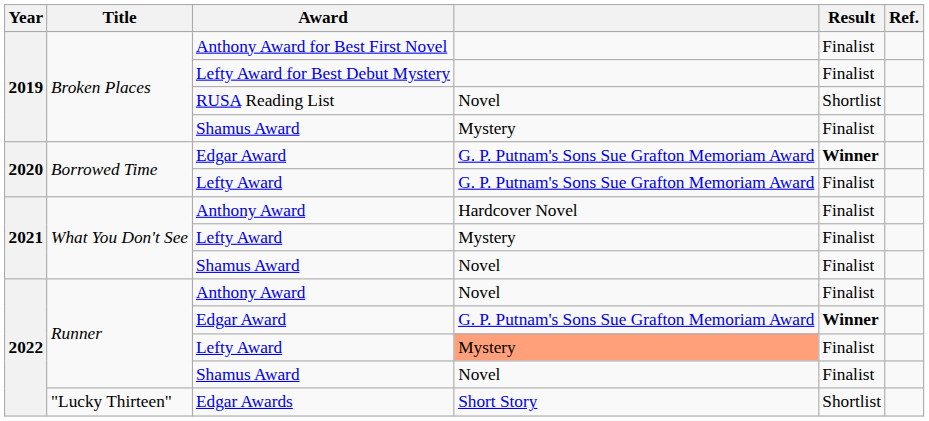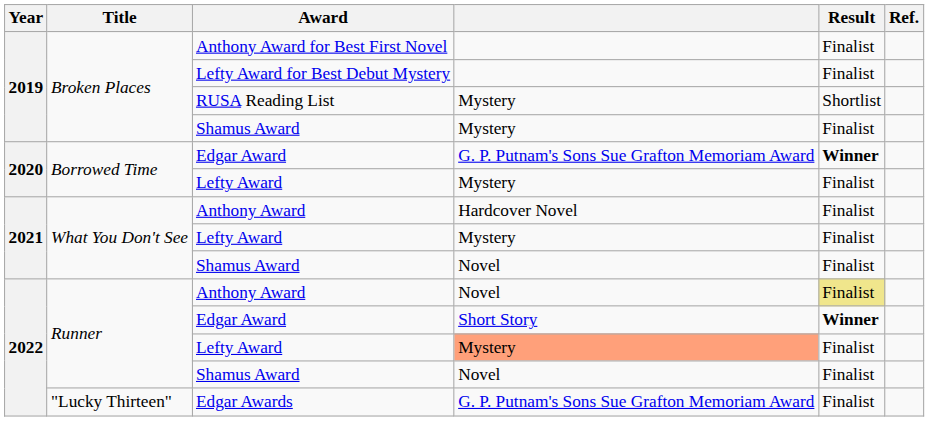(479, 100) Novel -> (487, 100) Mystery
(636, 182) G. P. Putnam's Sons Sue Grafton Memoriam Award -> (487, 182) Mystery
(848, 292) no background -> (848, 292) khaki background
(636, 319) G. P. Putnam's Sons Sue Grafton Memoriam Award -> (498, 319) Short Story
(498, 401) Short Story -> (636, 401) G. P. Putnam's Sons Sue Grafton Memoriam Award
(852, 401) Shortlist -> (848, 401) Finalist
